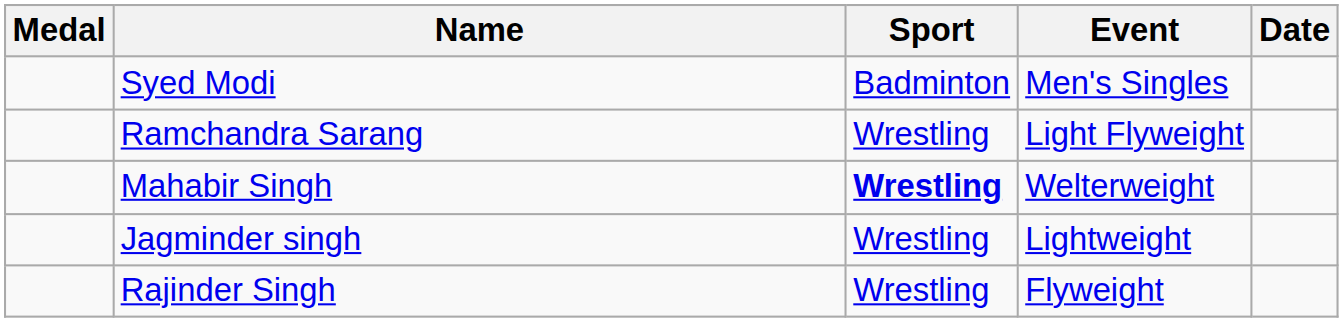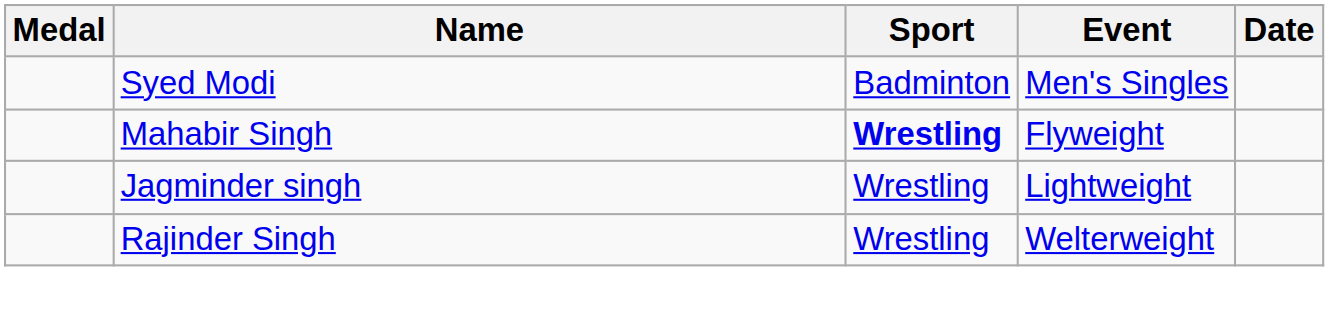- row: (272, 134)
(1120, 186) Welterweight -> (1094, 134) Flyweight
(1094, 290) Flyweight -> (1120, 238) Welterweight
